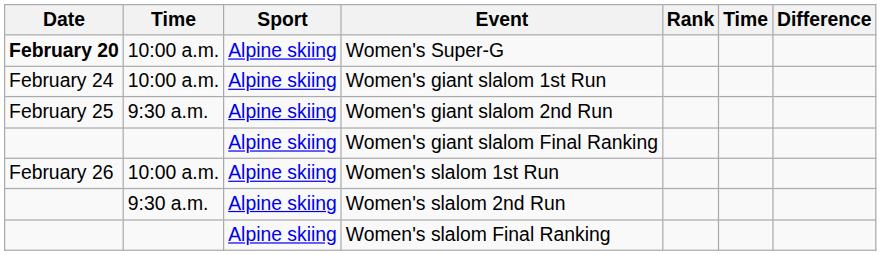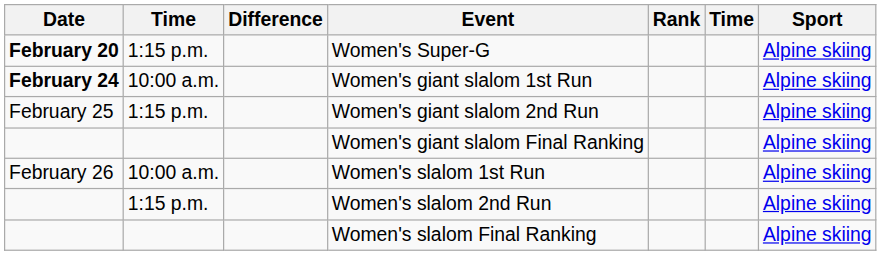columns swapped: (283, 19) <-> (824, 19)
(174, 50) 10:00 a.m. -> (168, 50) 1:15 p.m.
(61, 81) normal -> (64, 81) bold
(168, 111) 9:30 a.m. -> (168, 111) 1:15 p.m.
(168, 204) 9:30 a.m. -> (168, 204) 1:15 p.m.
